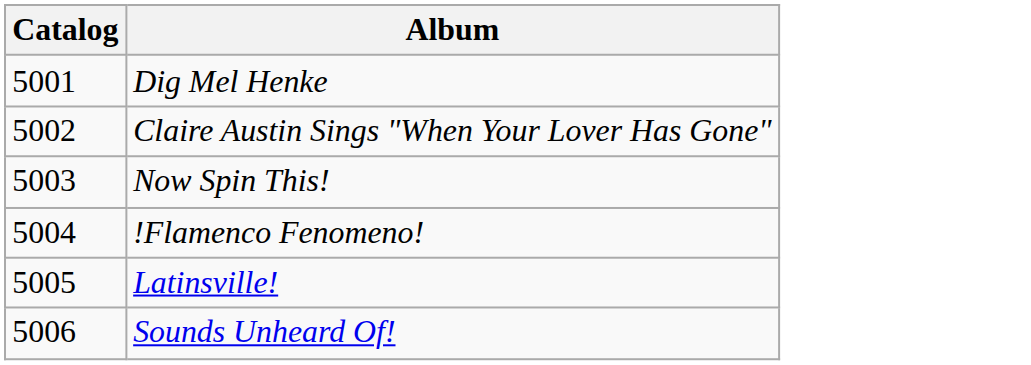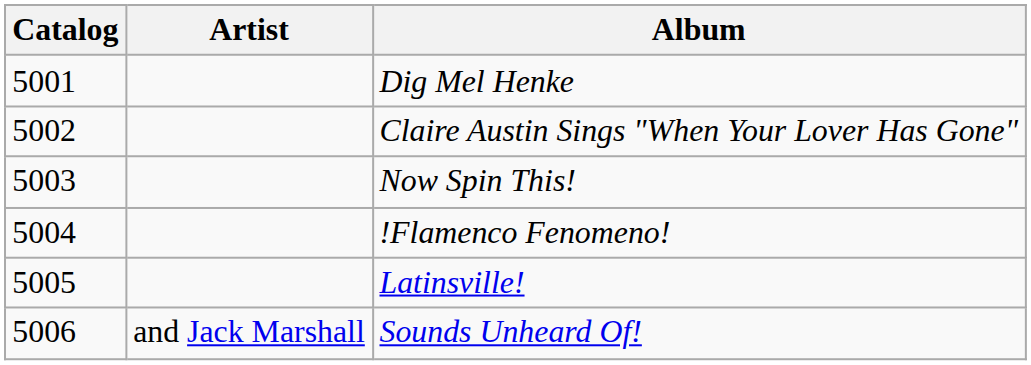+ column: (249, 29)
